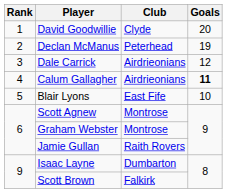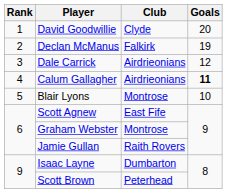(148, 46) Peterhead -> (139, 46) Falkirk
(145, 96) East Fife -> (146, 96) Montrose
(146, 113) Montrose -> (145, 113) East Fife
(139, 180) Falkirk -> (148, 180) Peterhead
